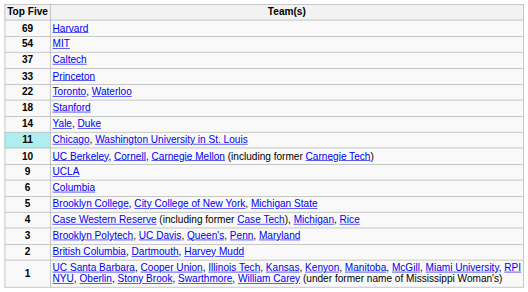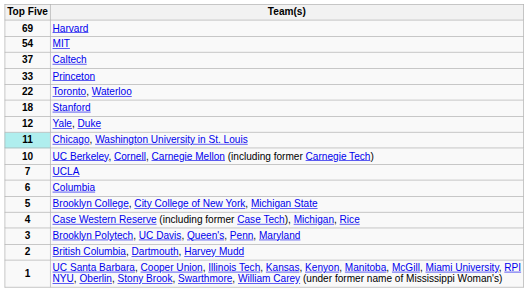(28, 124) 14 -> (28, 124) 12
(28, 172) 9 -> (28, 172) 7
